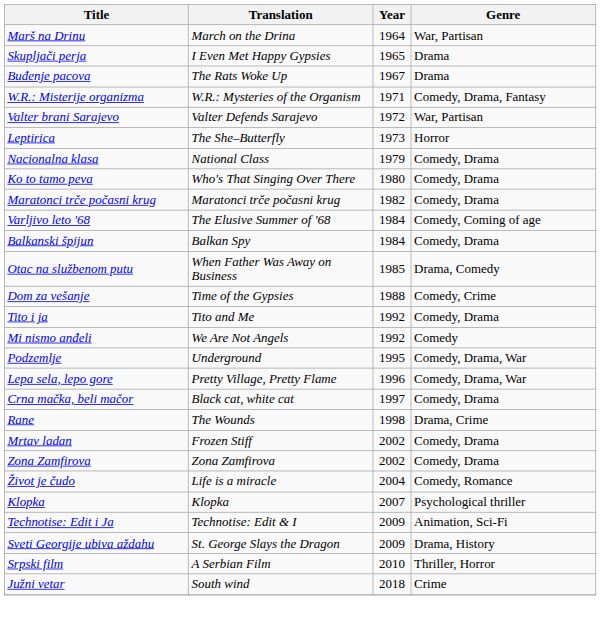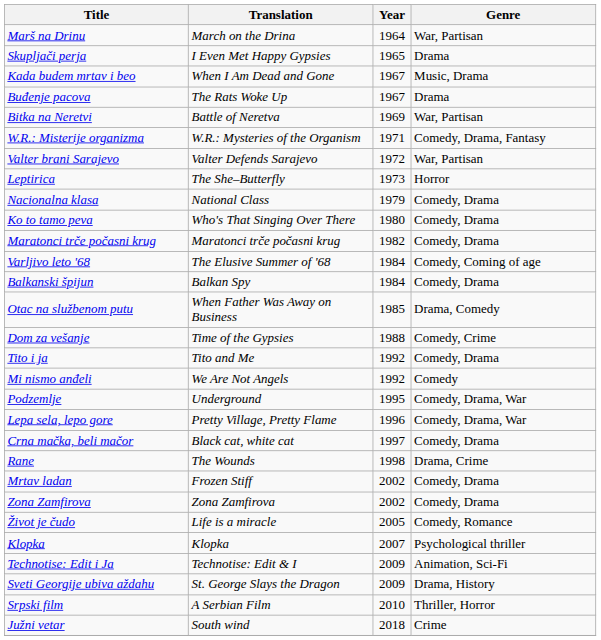+ row: (71, 76)
+ row: (50, 117)
(392, 481) 2004 -> (392, 522) 2005
